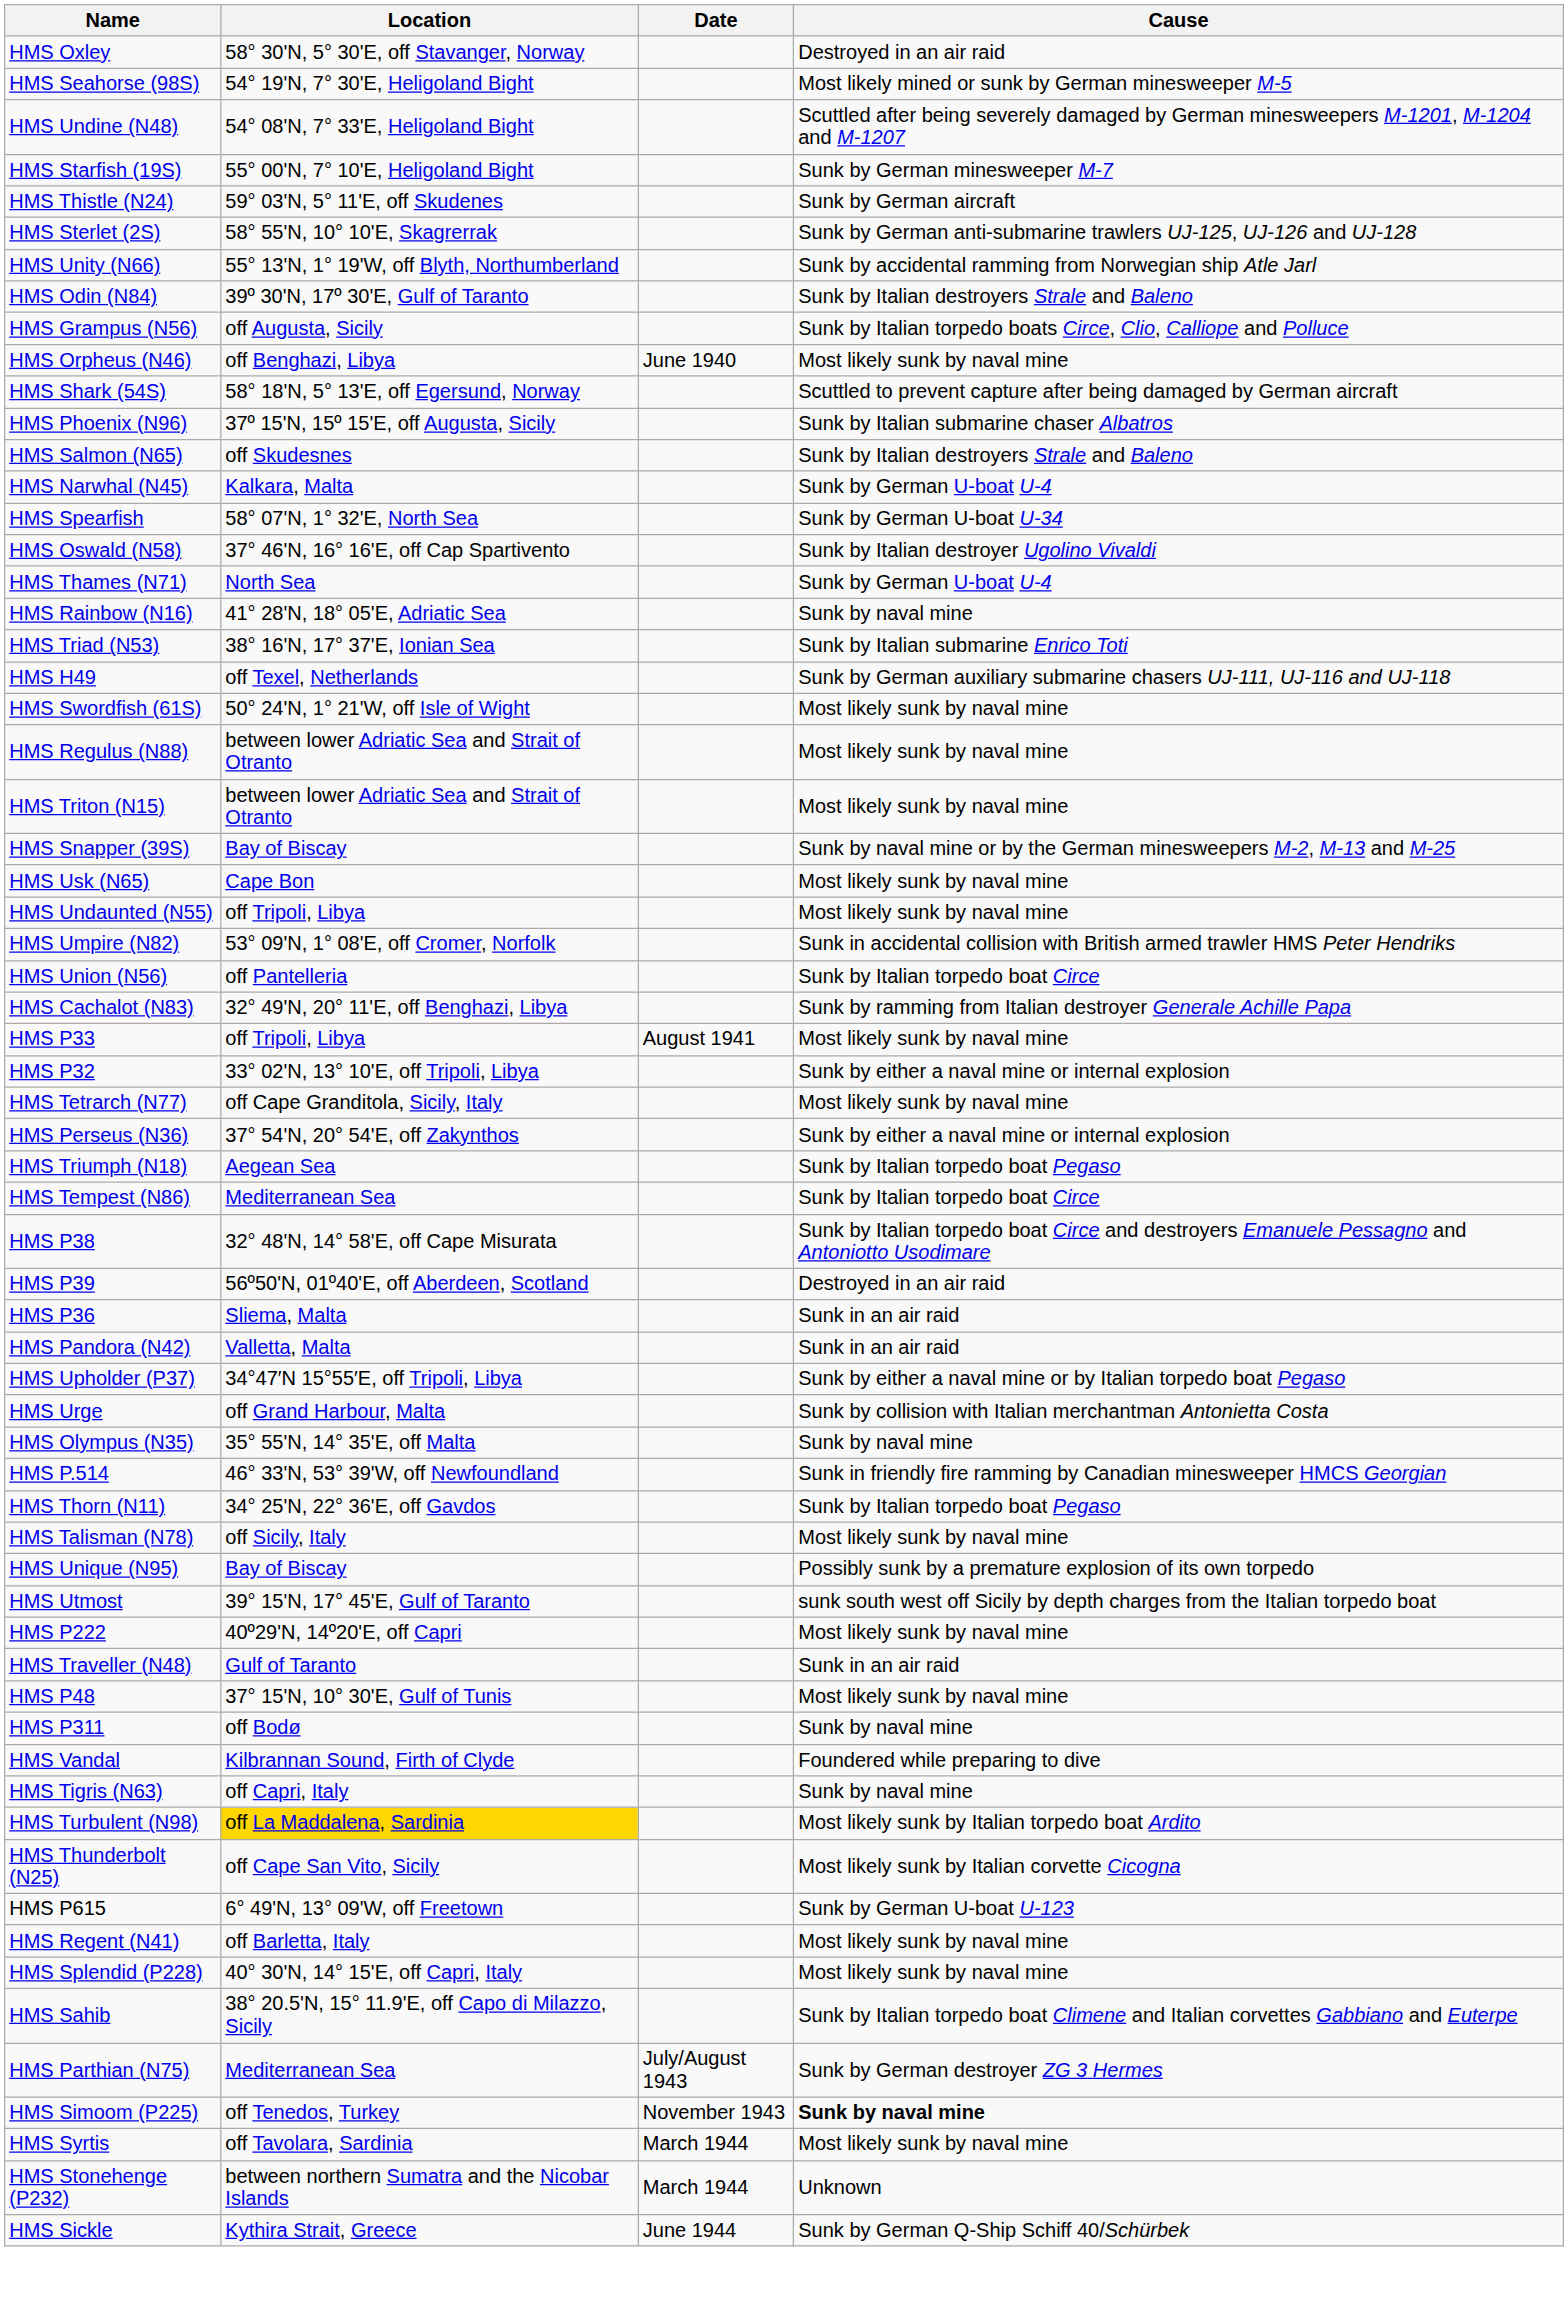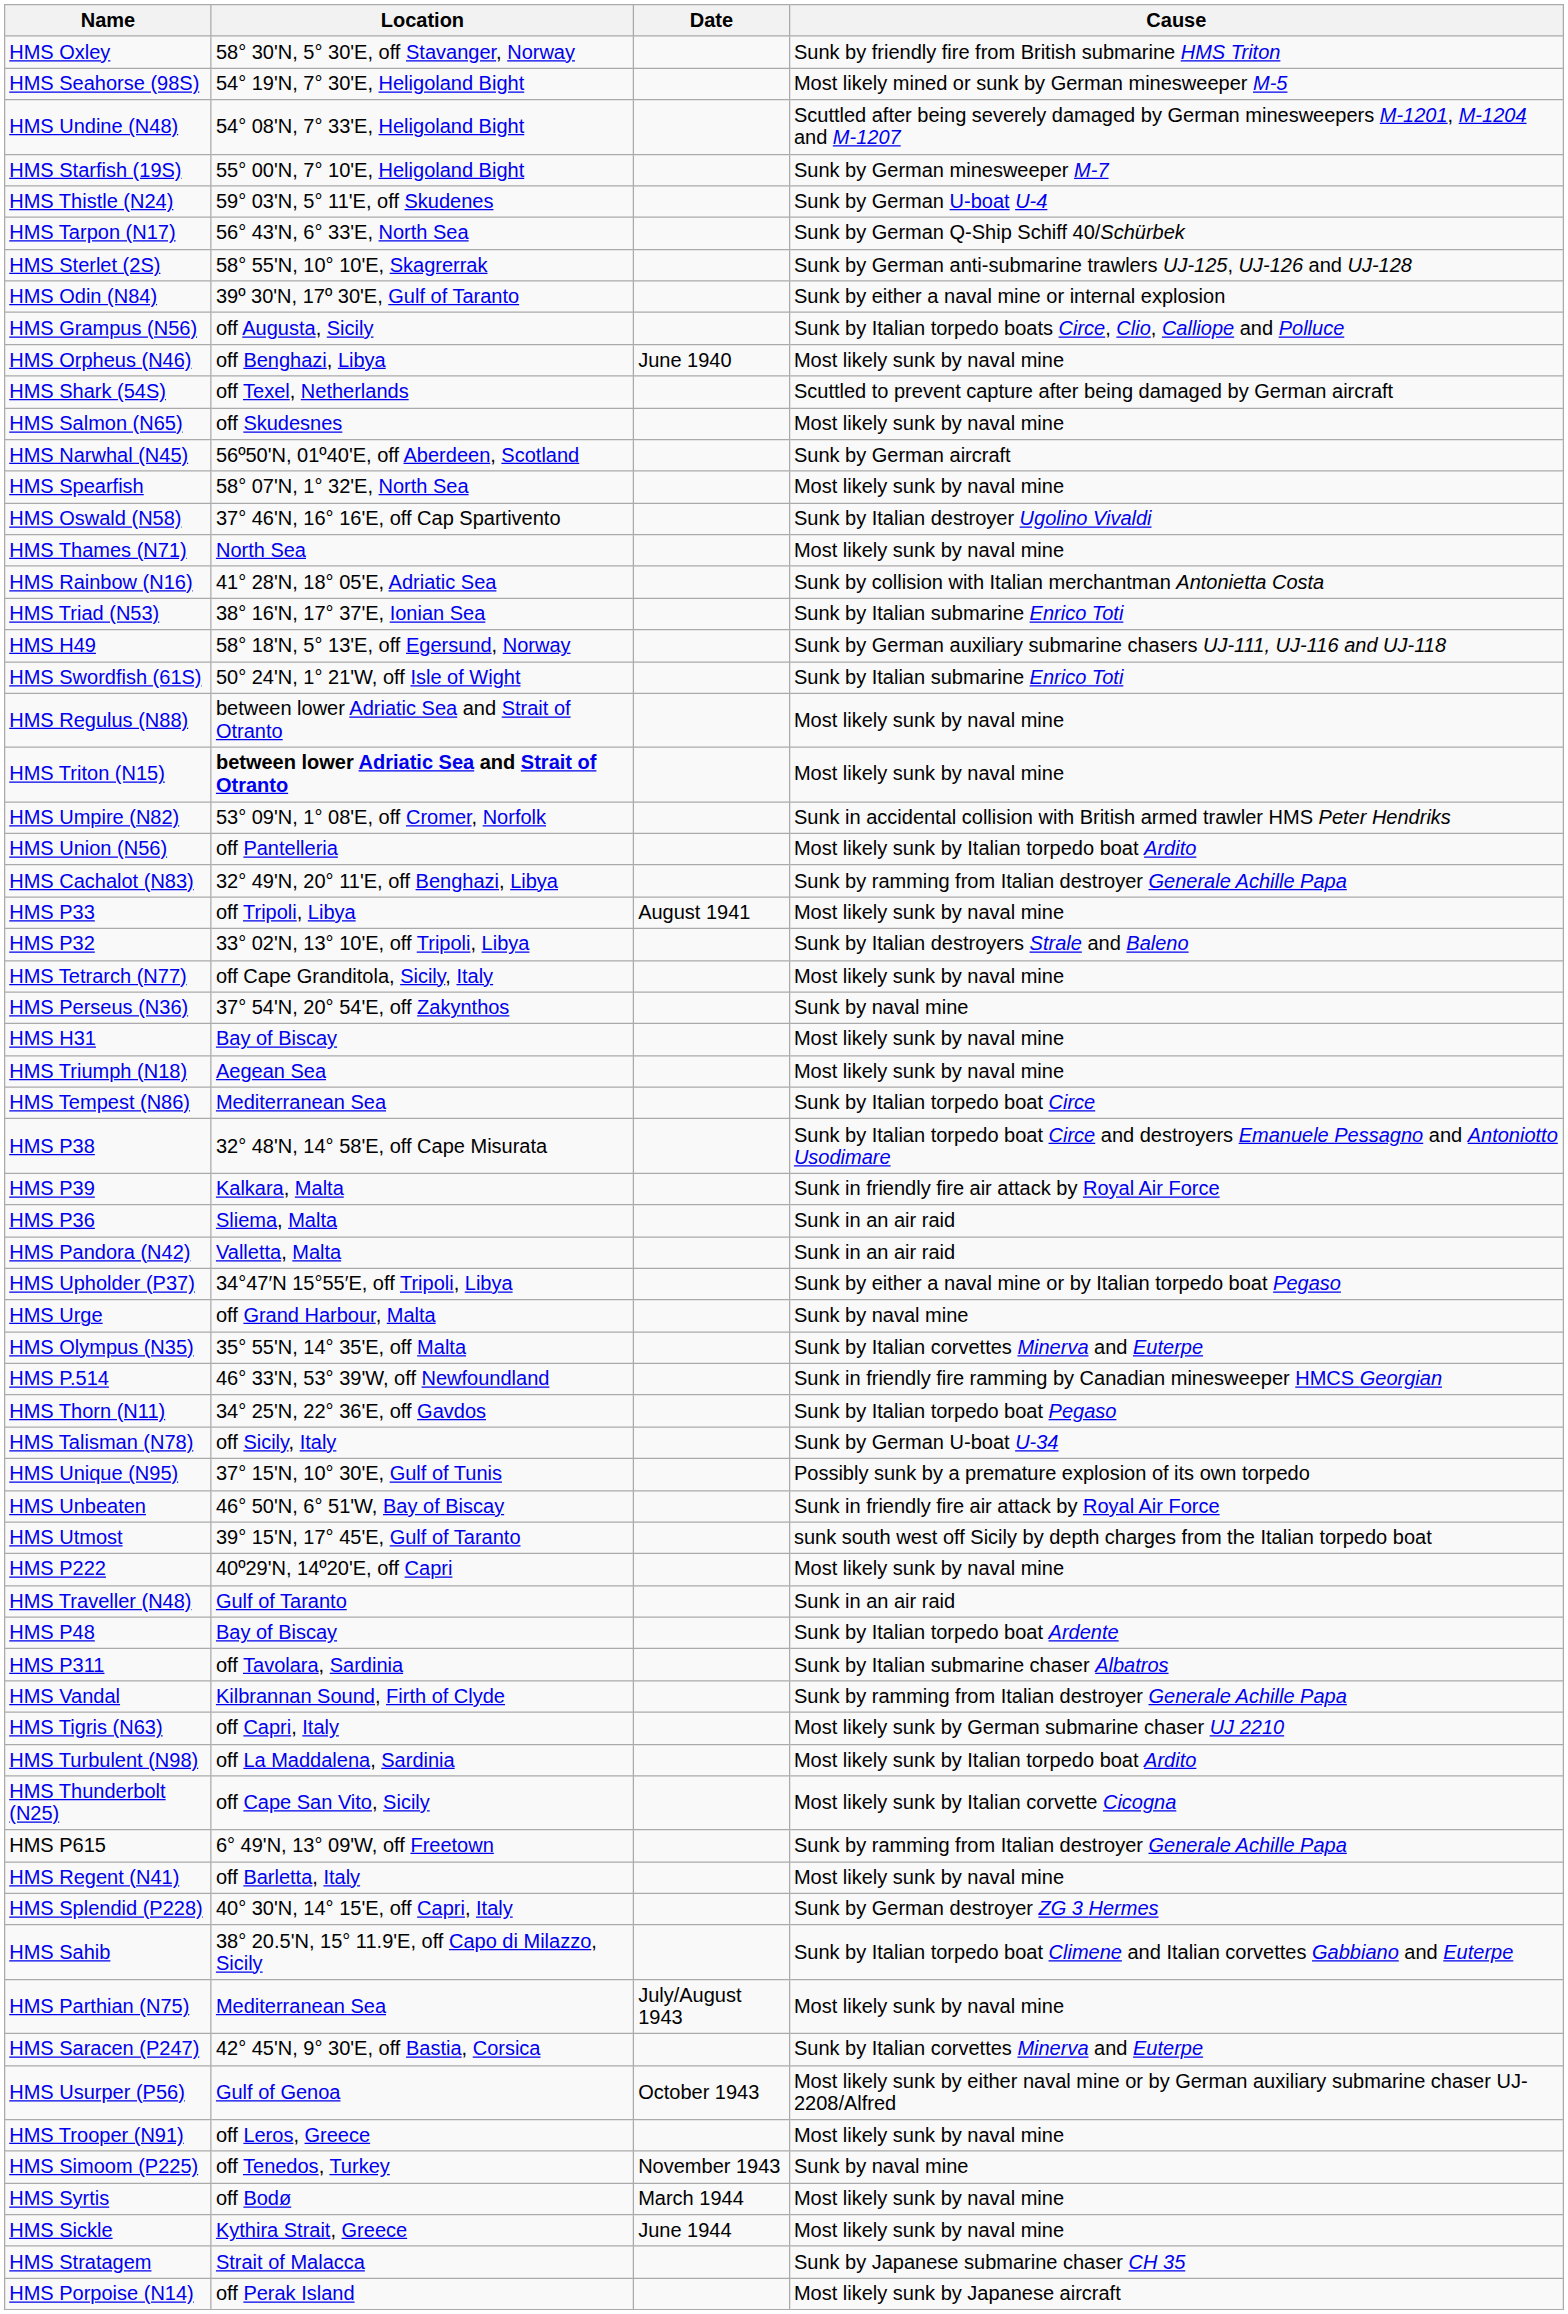(902, 52) Destroyed in an air raid -> (1037, 52) Sunk by friendly fire from British submarine HMS Triton
(907, 201) Sunk by German aircraft -> (921, 201) Sunk by German U-boat U-4
+ row: (92, 233)
- row: (85, 264)
(996, 296) Sunk by Italian destroyers Strale and Baleno -> (1010, 296) Sunk by either a naval mine or internal explosion
(403, 391) 58° 18'N, 5° 13'E, off Egersund, Norway -> (312, 391) off Texel, Netherlands
- row: (98, 423)
(996, 455) Sunk by Italian destroyers Strale and Baleno -> (929, 423) Most likely sunk by naval mine
(289, 486) Kalkara, Malta -> (398, 455) 56º50'N, 01º40'E, off Aberdeen, Scotland
(925, 486) Sunk by German U-boat U-4 -> (902, 455) Sunk by German aircraft
(931, 518) Sunk by German U-boat U-34 -> (929, 486) Most likely sunk by naval mine
(925, 582) Sunk by German U-boat U-4 -> (929, 550) Most likely sunk by naval mine
(886, 613) Sunk by naval mine -> (1059, 582) Sunk by collision with Italian merchantman Antonietta Costa
(322, 677) off Texel, Netherlands -> (393, 645) 58° 18'N, 5° 13'E, off Egersund, Norway
(933, 708) Most likely sunk by naval mine -> (959, 677) Sunk by Italian submarine Enrico Toti
(403, 806) normal -> (406, 774) bold
- row: (99, 849)
- row: (79, 880)
- row: (111, 912)
(949, 975) Sunk by Italian torpedo boat Circe -> (995, 849) Most likely sunk by Italian torpedo boat Ardito
(1014, 1071) Sunk by either a naval mine or internal explosion -> (991, 944) Sunk by Italian destroyers Strale and Baleno
(1014, 1134) Sunk by either a naval mine or internal explosion -> (881, 1007) Sunk by naval mine
+ row: (53, 1039)
(959, 1166) Sunk by Italian torpedo boat Pegaso -> (929, 1071) Most likely sunk by naval mine
(407, 1283) 56º50'N, 01º40'E, off Aberdeen, Scotland -> (280, 1188) Kalkara, Malta
(902, 1283) Destroyed in an air raid -> (1007, 1188) Sunk in friendly fire air attack by Royal Air Force
(1063, 1410) Sunk by collision with Italian merchantman Antonietta Costa -> (881, 1315) Sunk by naval mine
(886, 1442) Sunk by naval mine -> (998, 1347) Sunk by Italian corvettes Minerva and Euterpe
(933, 1537) Most likely sunk by naval mine -> (926, 1442) Sunk by German U-boat U-34
(286, 1569) Bay of Biscay -> (359, 1474) 37° 15'N, 10° 30'E, Gulf of Tunis
+ row: (78, 1505)
(368, 1696) 37° 15'N, 10° 30'E, Gulf of Tunis -> (277, 1632) Bay of Biscay
(933, 1696) Most likely sunk by naval mine -> (956, 1632) Sunk by Italian torpedo boat Ardente
(263, 1728) off Bodø -> (310, 1664) off Tavolara, Sardinia
(886, 1728) Sunk by naval mine -> (981, 1664) Sunk by Italian submarine chaser Albatros
(949, 1759) Foundered while preparing to dive -> (1070, 1696) Sunk by ramming from Italian destroyer Generale Achille Papa
(886, 1791) Sunk by naval mine -> (1039, 1728) Most likely sunk by German submarine chaser UJ 2210
(345, 1823) gold background -> (335, 1759) no background
(936, 1909) Sunk by German U-boat U-123 -> (1070, 1845) Sunk by ramming from Italian destroyer Generale Achille Papa
(933, 1972) Most likely sunk by naval mine -> (976, 1909) Sunk by German destroyer ZG 3 Hermes
(981, 2069) Sunk by German destroyer ZG 3 Hermes -> (929, 2006) Most likely sunk by naval mine
+ row: (104, 2049)
+ row: (97, 2092)
+ row: (96, 2135)
(892, 2112) bold -> (881, 2166) normal
(319, 2144) off Tavolara, Sardinia -> (254, 2198) off Bodø
- row: (88, 2187)
(994, 2230) Sunk by German Q-Ship Schiff 40/Schürbek -> (929, 2230) Most likely sunk by naval mine
+ row: (80, 2262)
+ row: (101, 2293)
